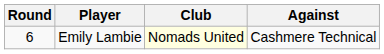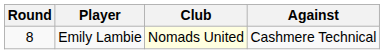(30, 37) 6 -> (30, 37) 8
